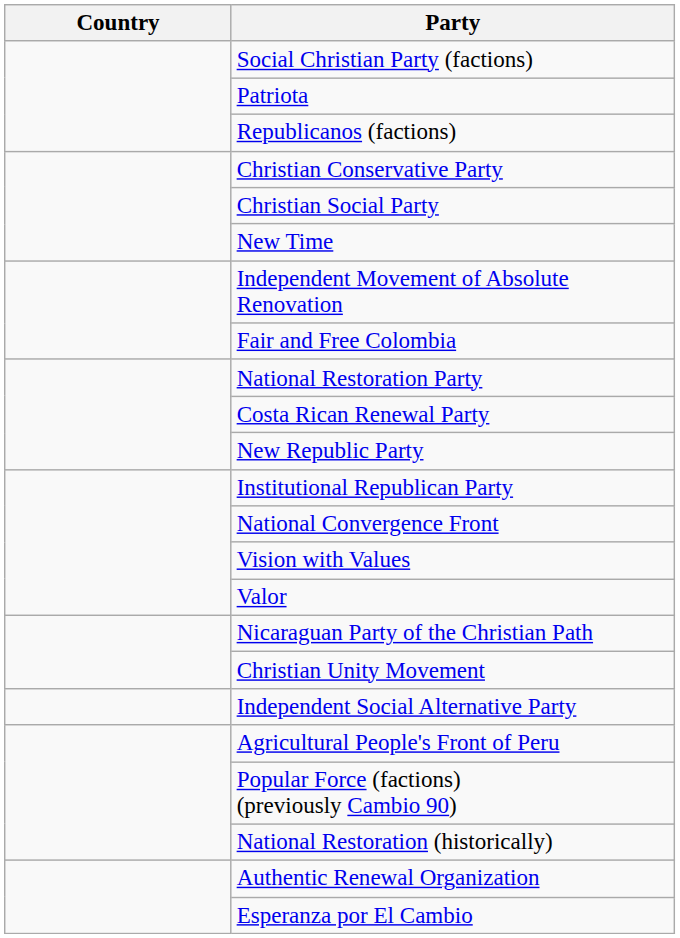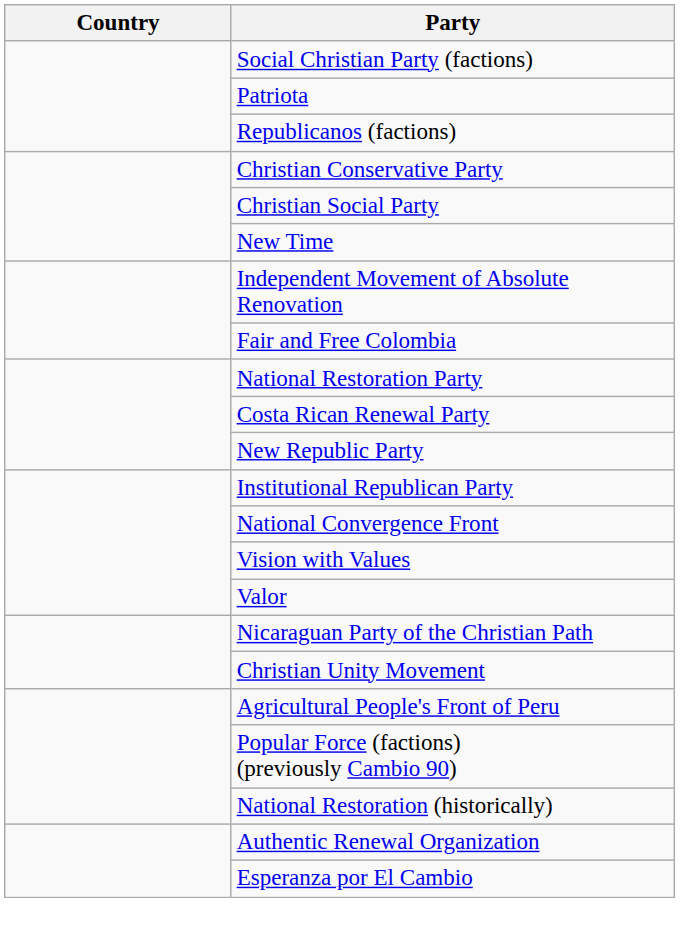- row: (407, 706)
